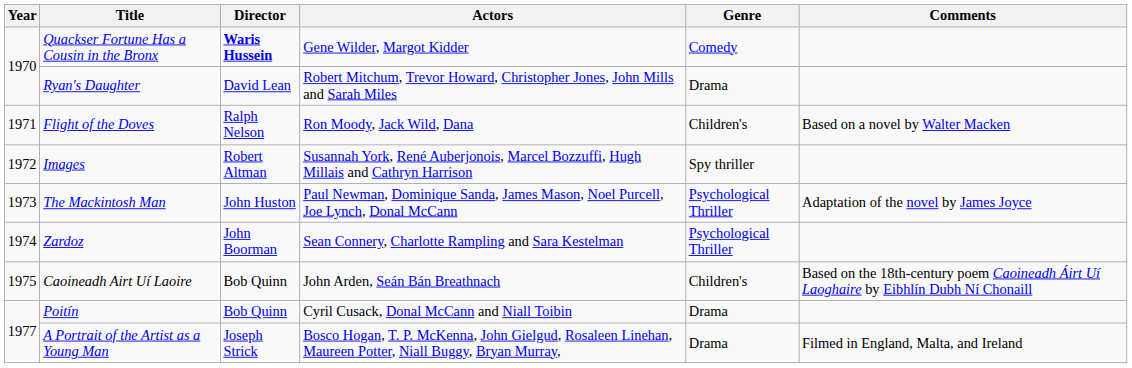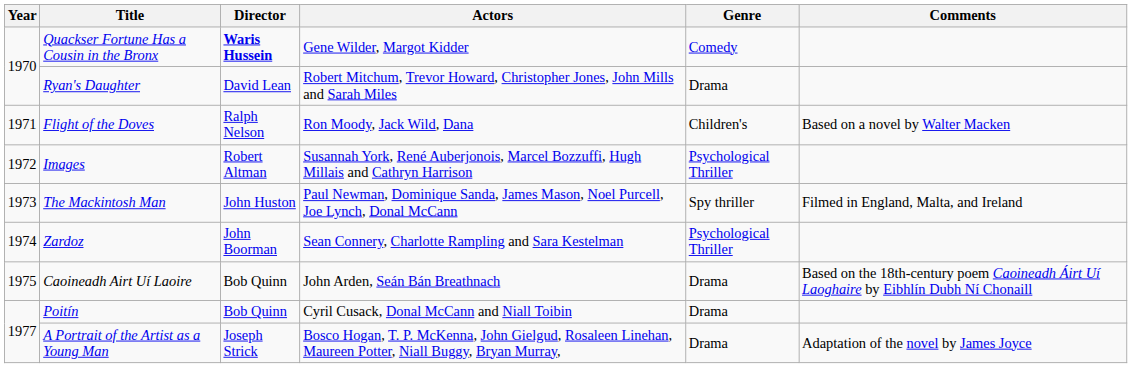(721, 163) Spy thriller -> (729, 163) Psychological Thriller
(729, 203) Psychological Thriller -> (721, 203) Spy thriller
(917, 203) Adaptation of the novel by James Joyce -> (912, 203) Filmed in England, Malta, and Ireland
(718, 281) Children's -> (708, 281) Drama
(912, 342) Filmed in England, Malta, and Ireland -> (917, 342) Adaptation of the novel by James Joyce
